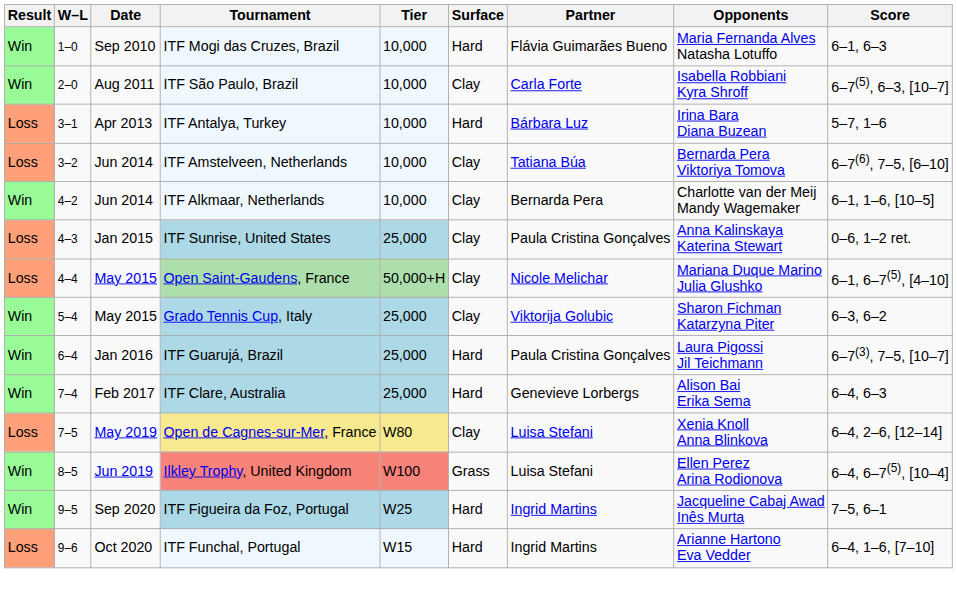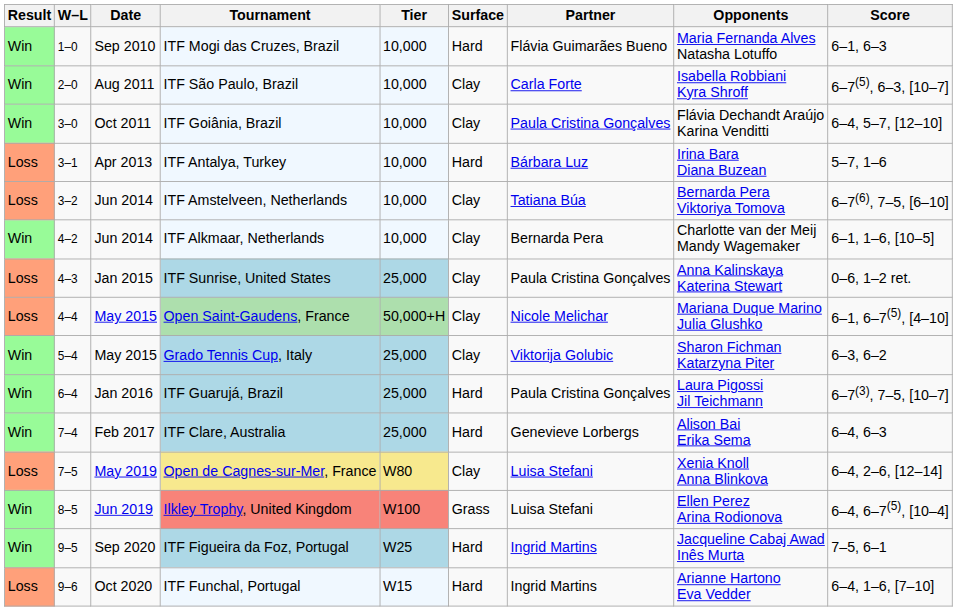+ row: (223, 123)
